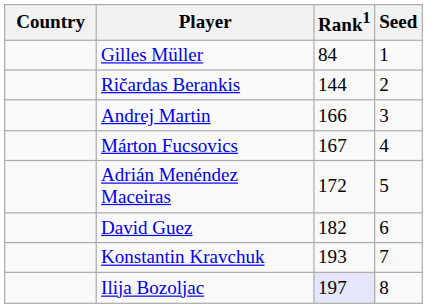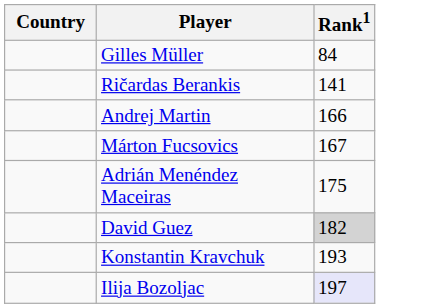- column: (398, 22)
(332, 85) 144 -> (332, 85) 141
(332, 186) 172 -> (332, 186) 175
(332, 227) no background -> (332, 227) lightgrey background
